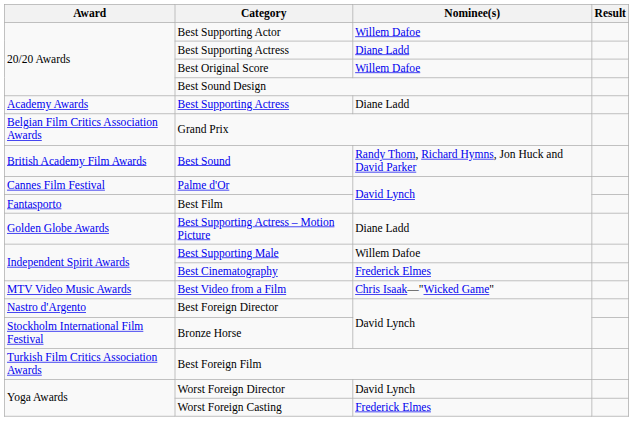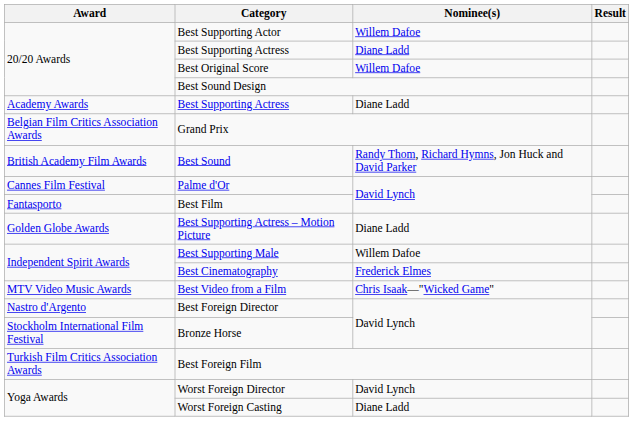(393, 407) Frederick Elmes -> (382, 407) Diane Ladd
